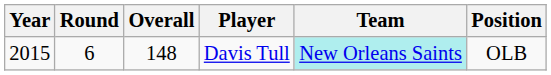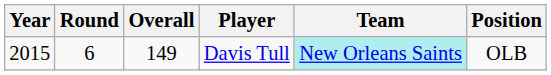(161, 53) 148 -> (161, 53) 149
